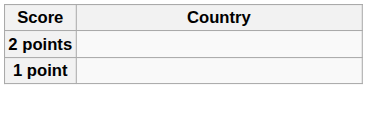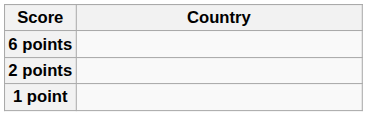+ row: (40, 44)
